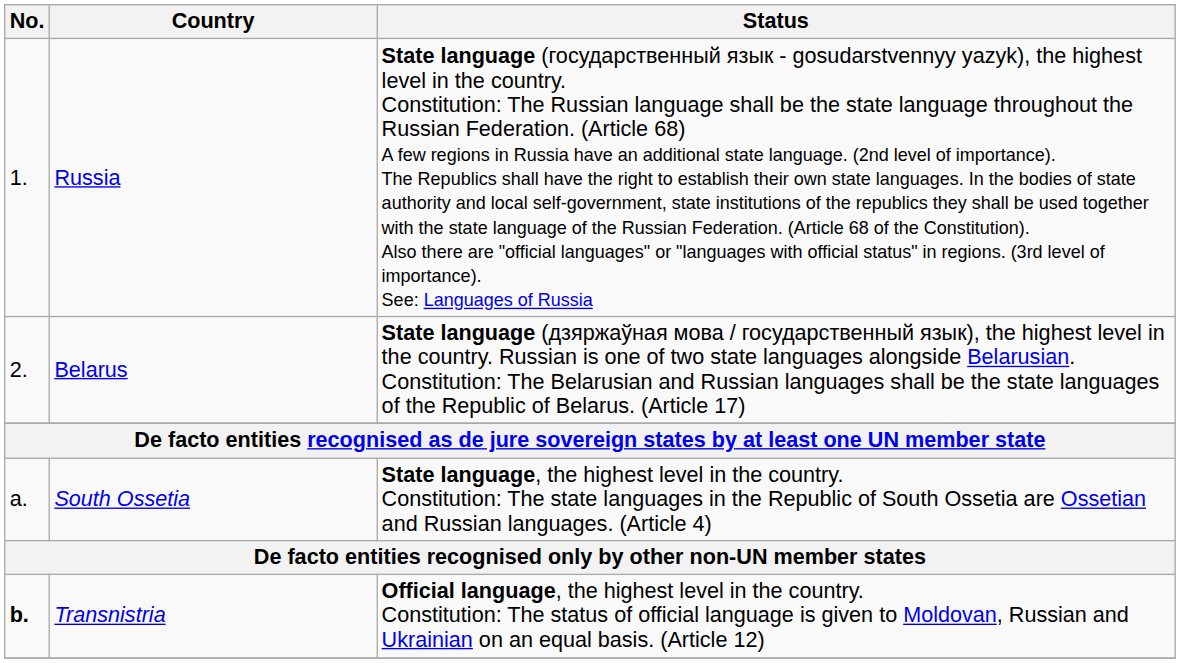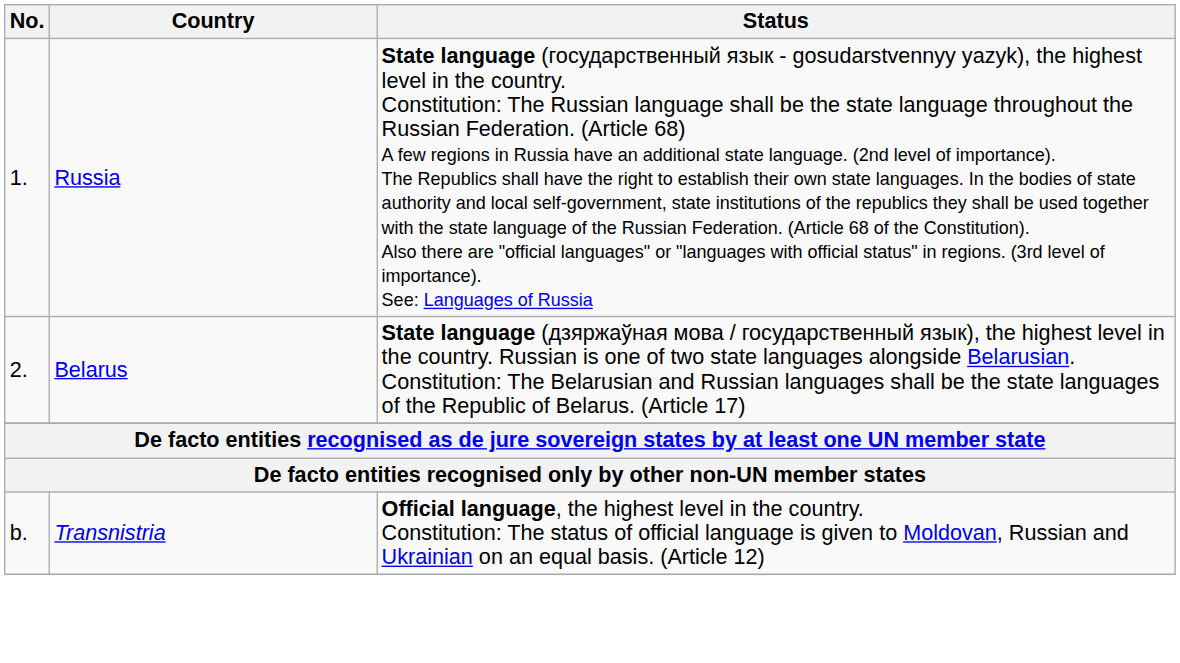- row: (122, 498)
(19, 615) bold -> (19, 533) normal
